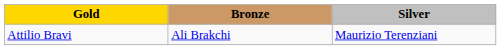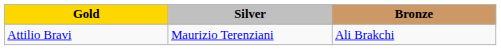columns swapped: (414, 14) <-> (250, 14)
